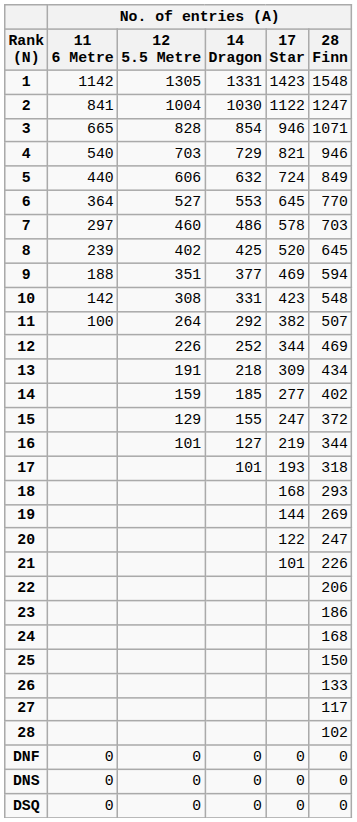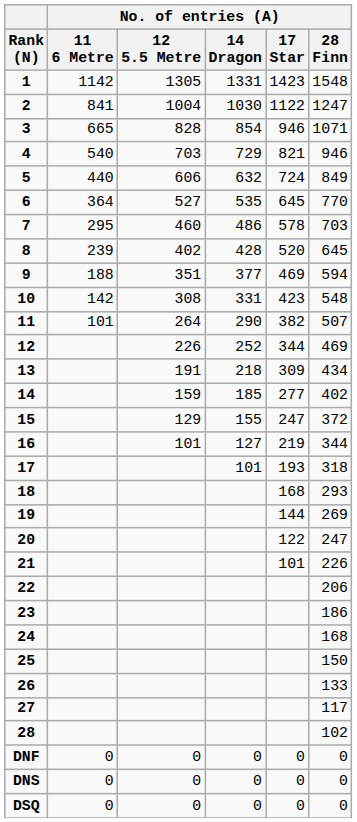(249, 202) 553 -> (249, 202) 535
(100, 226) 297 -> (100, 226) 295
(249, 250) 425 -> (249, 250) 428
(100, 323) 100 -> (100, 323) 101
(249, 323) 292 -> (249, 323) 290
